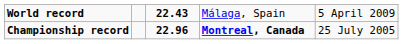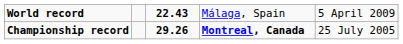(172, 30) 22.96 -> (172, 30) 29.26
